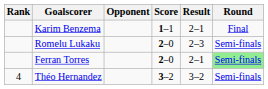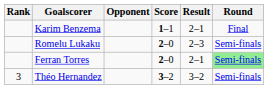(18, 76) 4 -> (18, 76) 3
